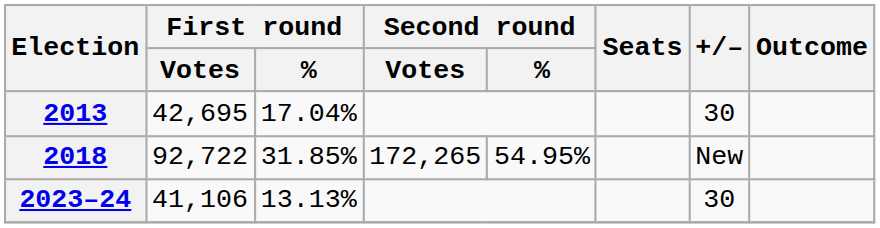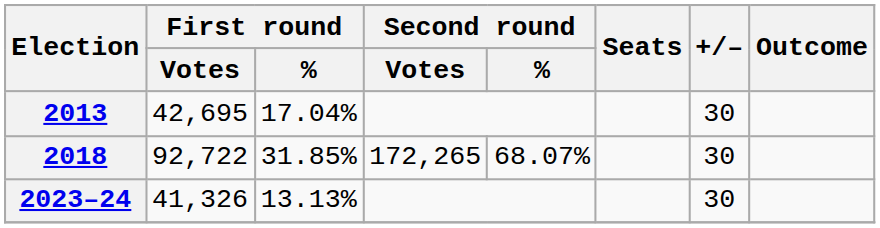(542, 157) 54.95% -> (542, 157) 68.07%
(719, 157) New -> (719, 157) 30
(200, 200) 41,106 -> (200, 200) 41,326
